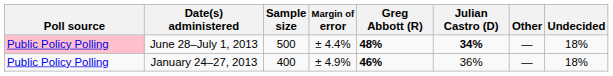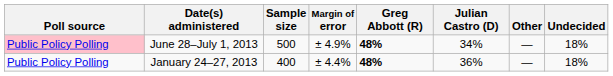(333, 44) ± 4.4% -> (333, 44) ± 4.9%
(471, 44) bold -> (471, 44) normal
(333, 62) ± 4.9% -> (333, 62) ± 4.4%
(371, 62) 46% -> (371, 62) 48%
